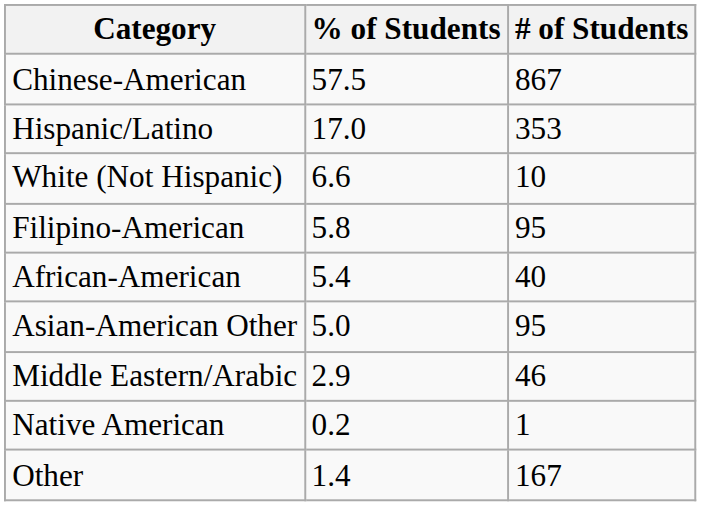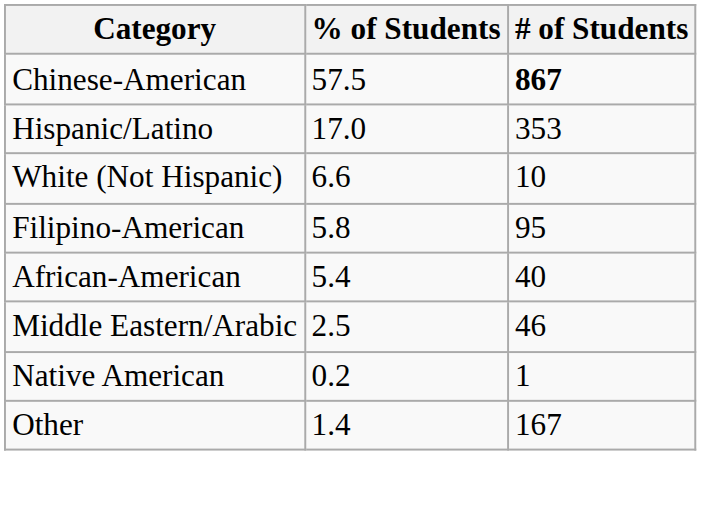(538, 78) normal -> (538, 78) bold
- row: (155, 326)
(331, 375) 2.9 -> (331, 326) 2.5
